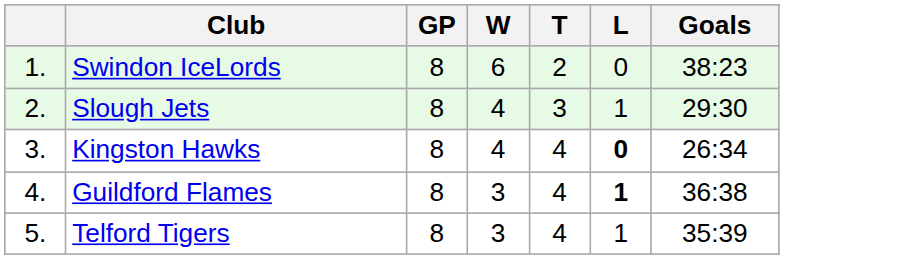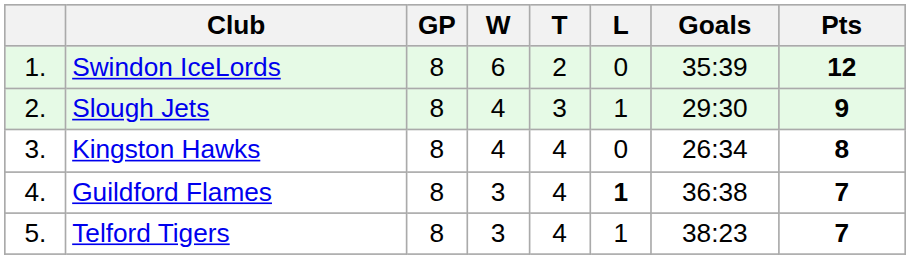+ column: (842, 25)
(715, 66) 38:23 -> (715, 66) 35:39
(621, 150) bold -> (621, 150) normal
(715, 233) 35:39 -> (715, 233) 38:23
